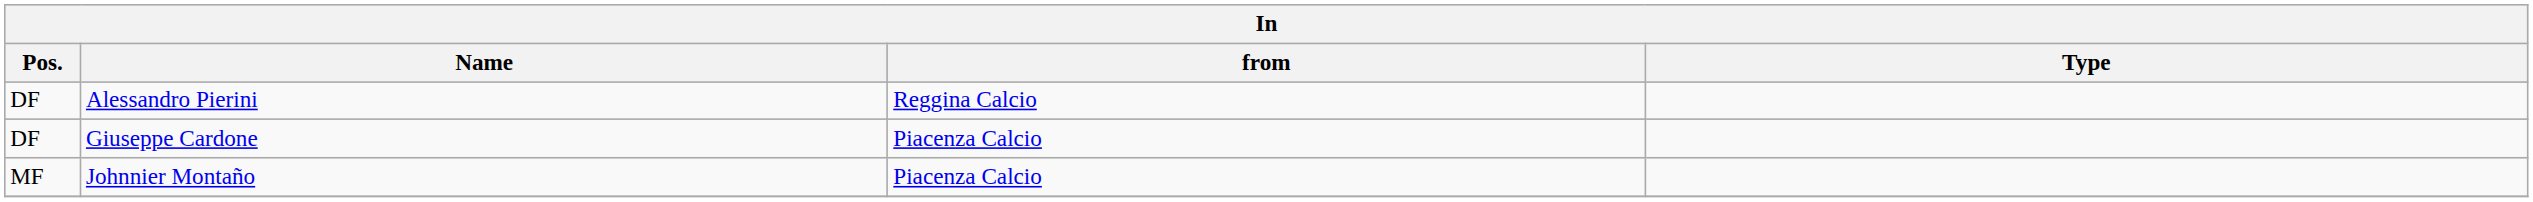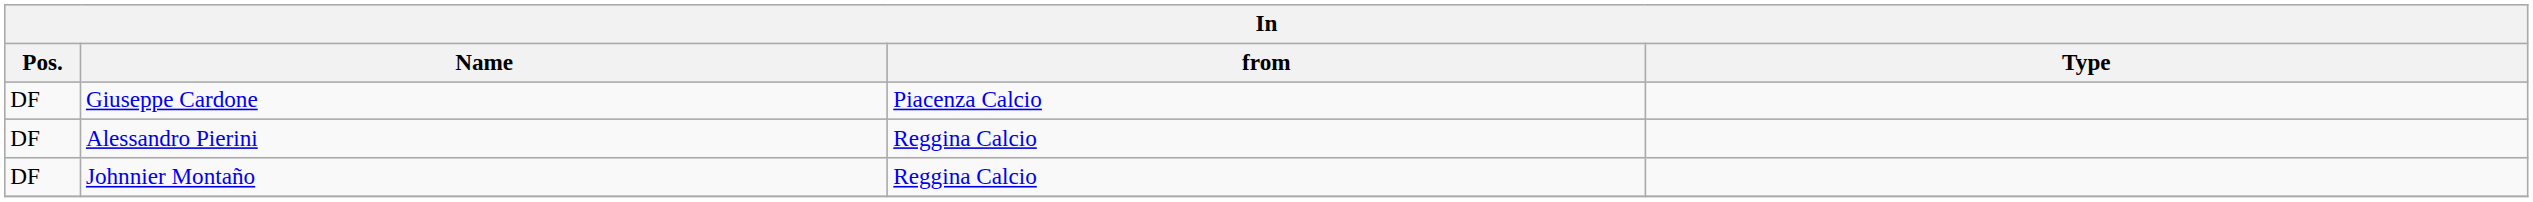rows swapped: (172, 138) <-> (172, 100)
(27, 176) MF -> (25, 176) DF
(968, 176) Piacenza Calcio -> (965, 176) Reggina Calcio
